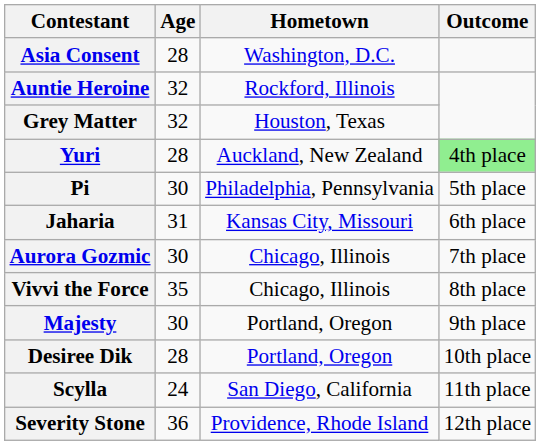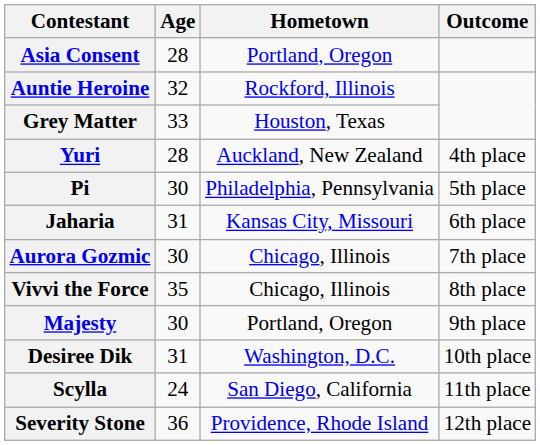(320, 54) Washington, D.C. -> (320, 54) Portland, Oregon
(178, 121) 32 -> (178, 121) 33
(487, 155) lightgreen background -> (487, 155) no background
(178, 356) 28 -> (178, 356) 31
(320, 356) Portland, Oregon -> (320, 356) Washington, D.C.
